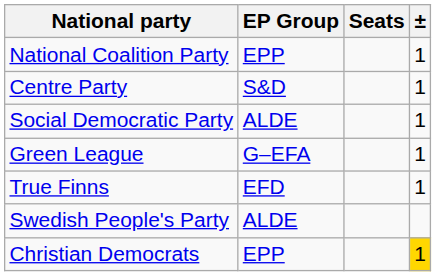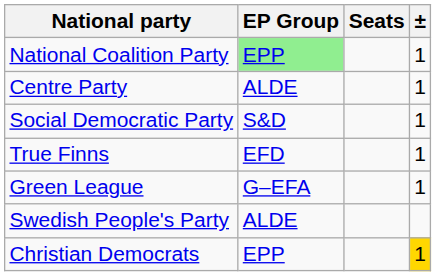(264, 54) no background -> (264, 54) lightgreen background
(264, 87) S&D -> (270, 87) ALDE
(270, 120) ALDE -> (264, 120) S&D
rows swapped: (77, 154) <-> (59, 187)
